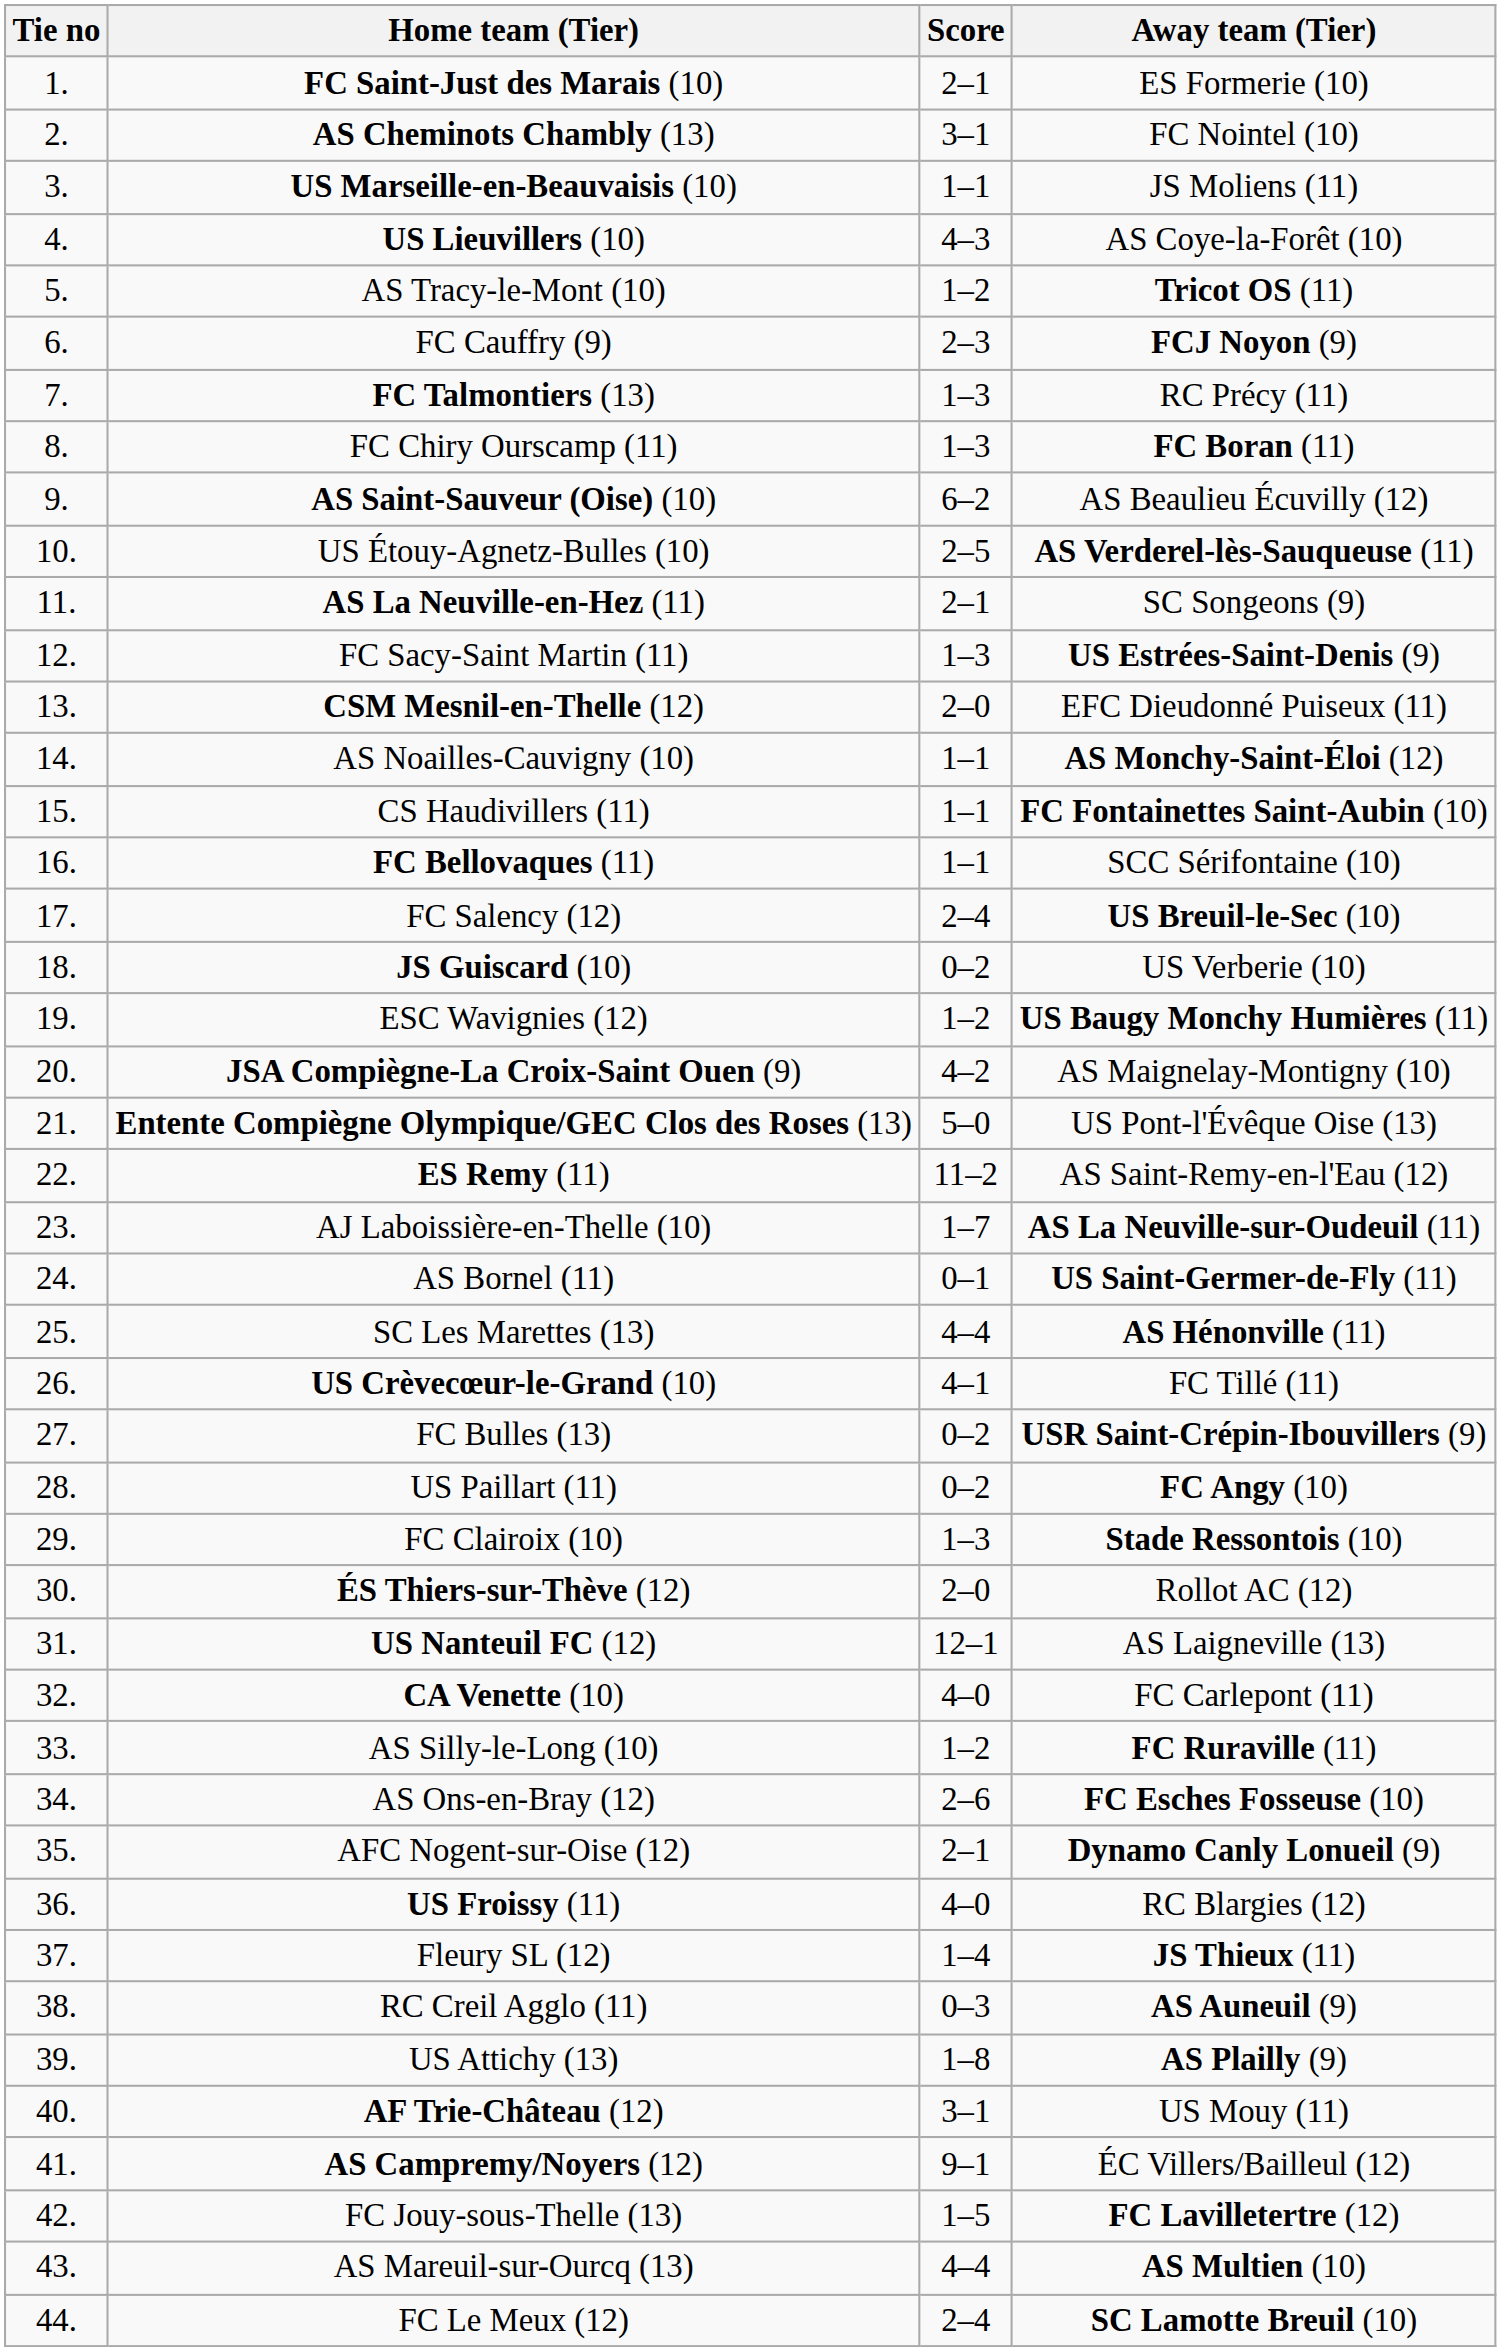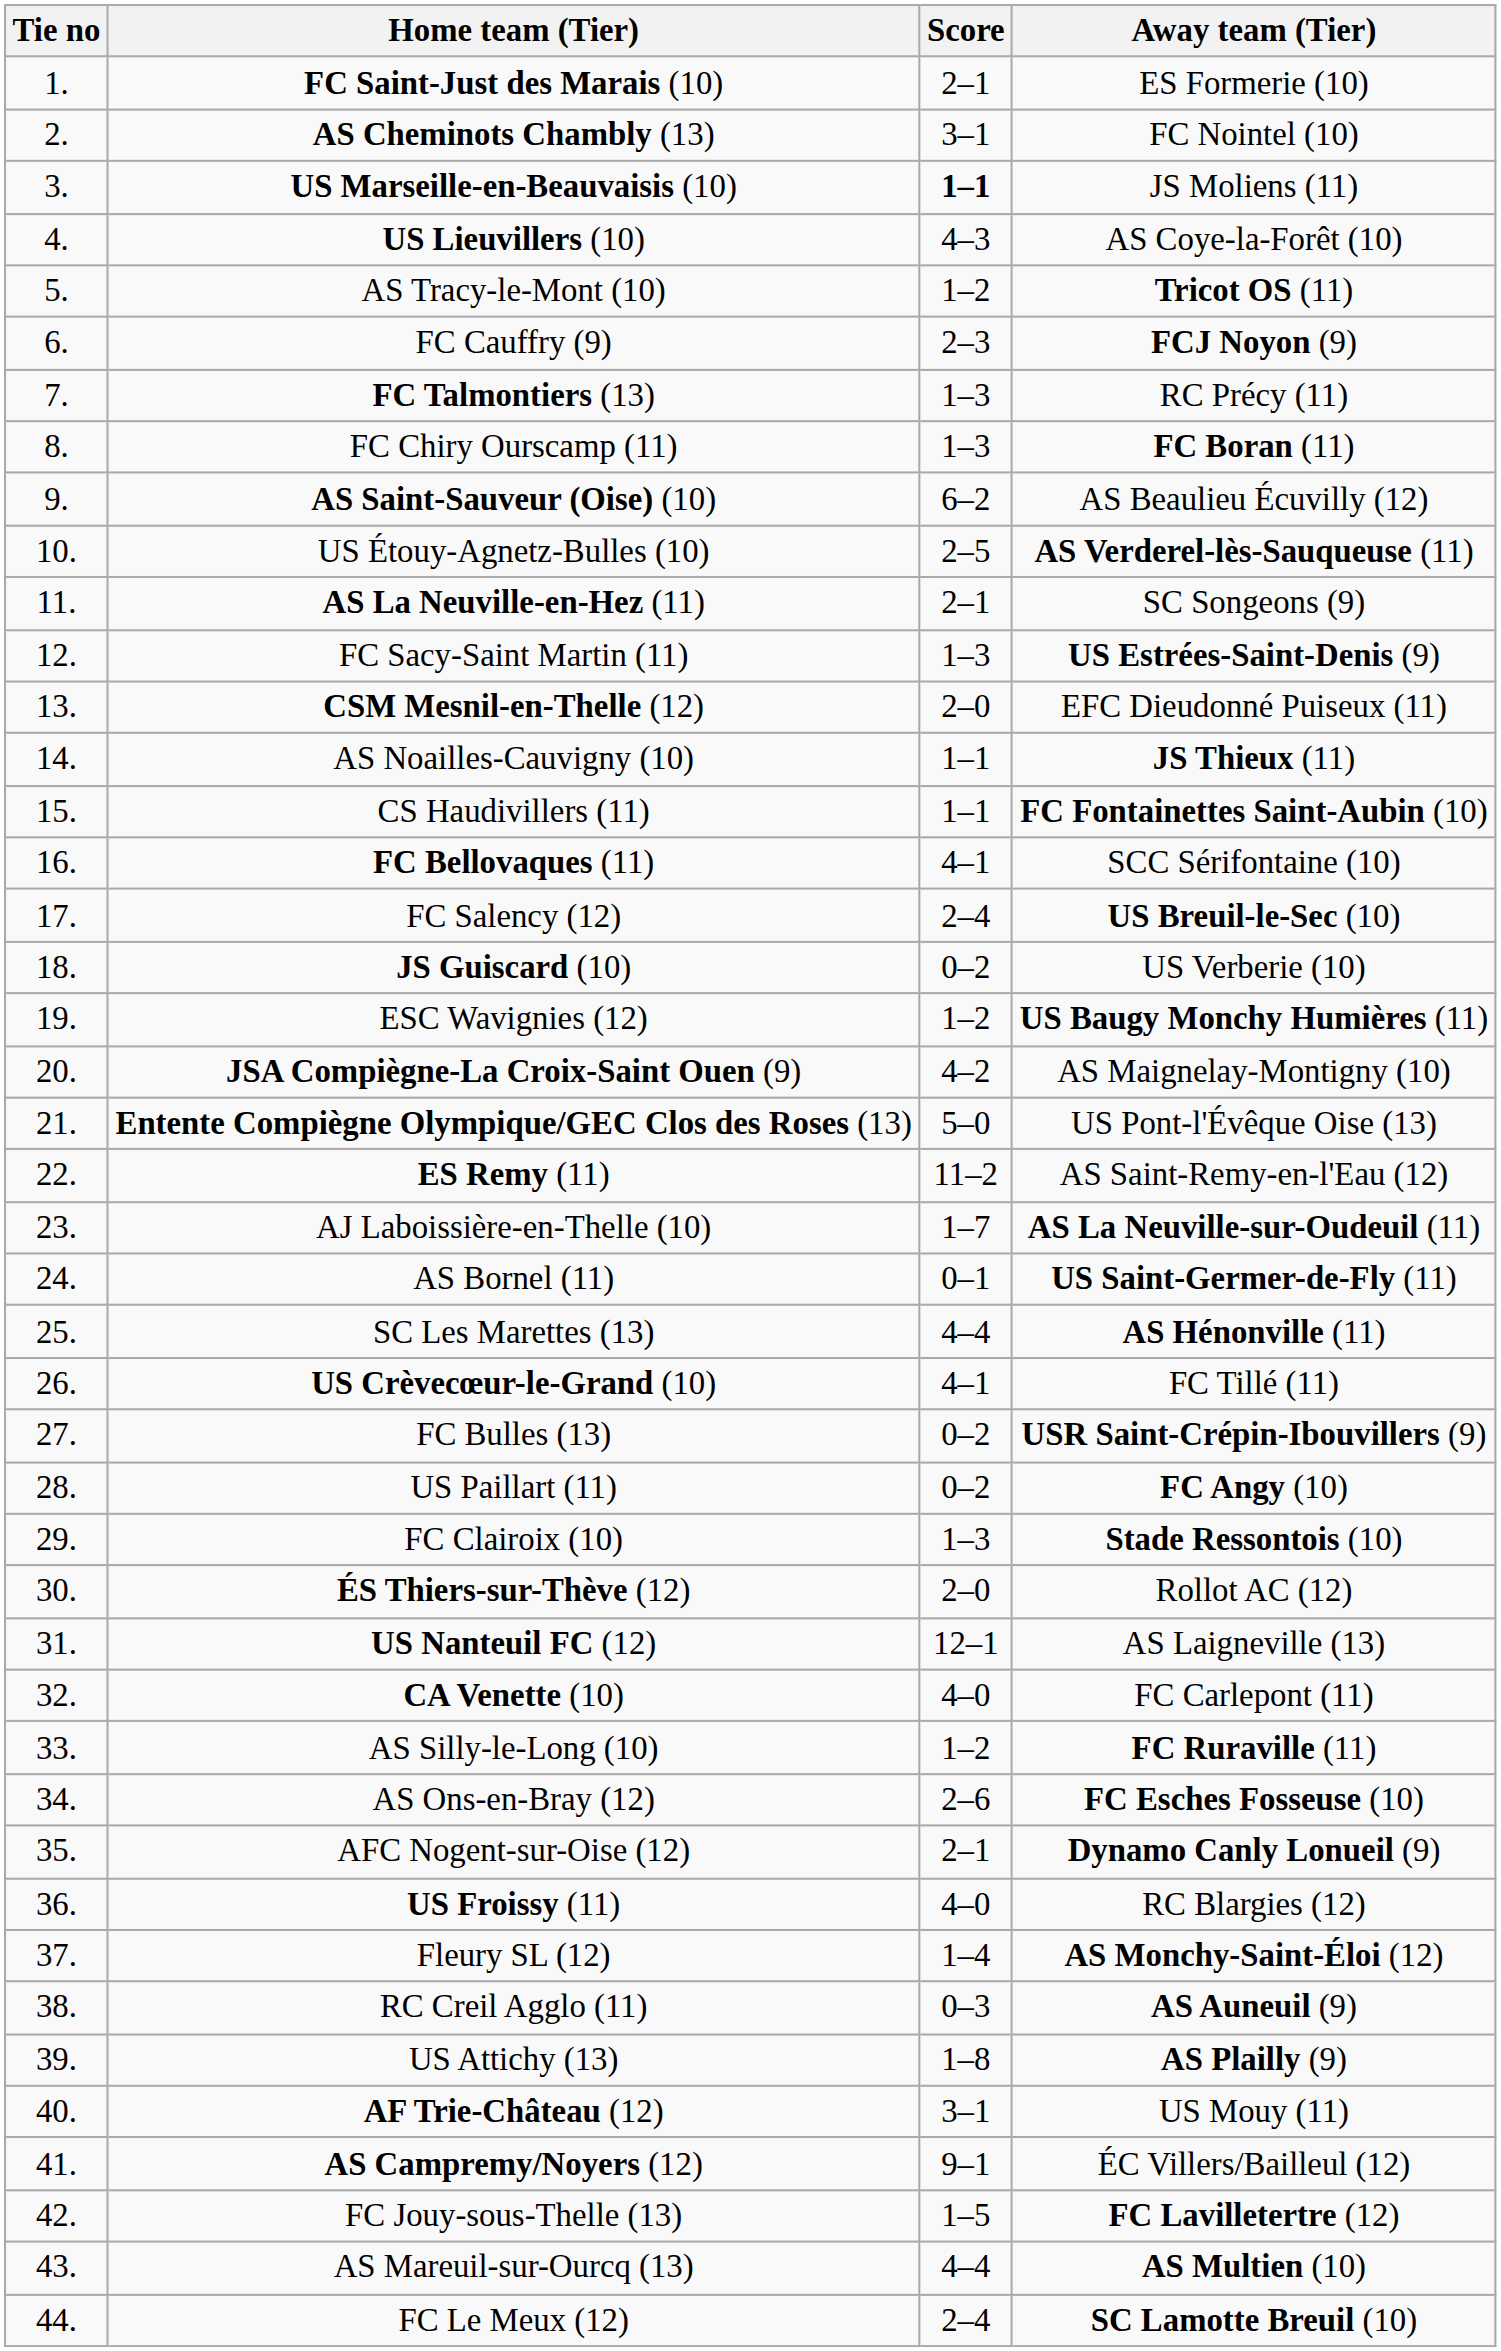(966, 186) normal -> (966, 186) bold
(1254, 758) AS Monchy-Saint-Éloi (12) -> (1254, 758) JS Thieux (11)
(966, 862) 1–1 -> (966, 862) 4–1
(1254, 1955) JS Thieux (11) -> (1254, 1955) AS Monchy-Saint-Éloi (12)
